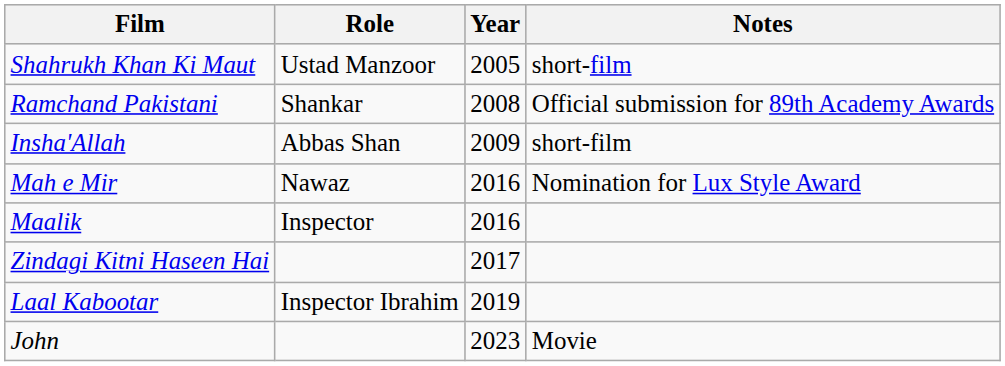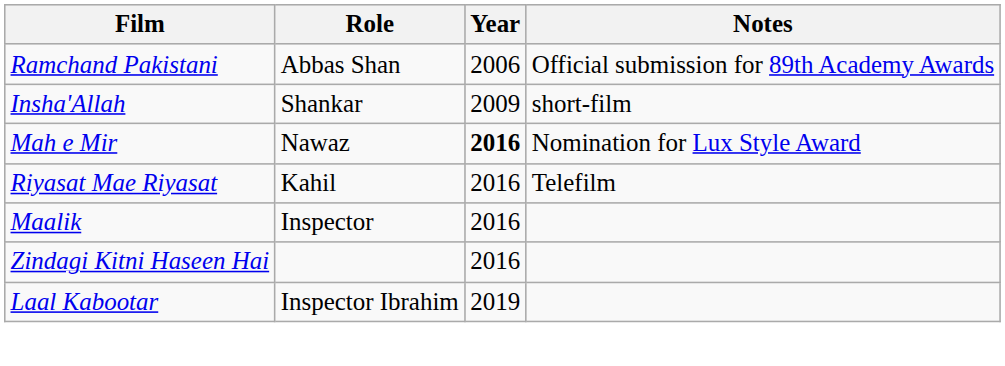- row: (133, 63)
(322, 103) Shankar -> (341, 63) Abbas Shan
(495, 103) 2008 -> (495, 63) 2006
(341, 143) Abbas Shan -> (322, 103) Shankar
(495, 182) normal -> (495, 143) bold
+ row: (114, 182)
(495, 261) 2017 -> (495, 261) 2016
- row: (35, 340)
